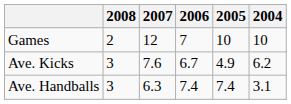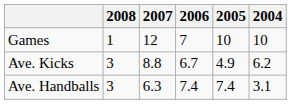(110, 39) 2 -> (110, 39) 1
(152, 63) 7.6 -> (152, 63) 8.8
